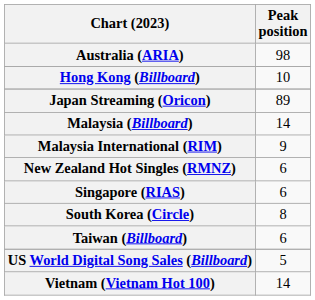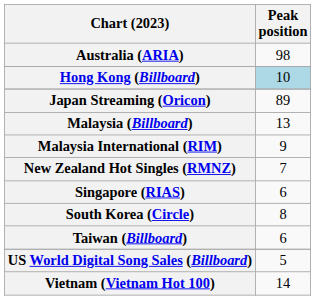(283, 77) no background -> (283, 77) lightblue background
(283, 123) 14 -> (283, 123) 13
(283, 169) 6 -> (283, 169) 7
